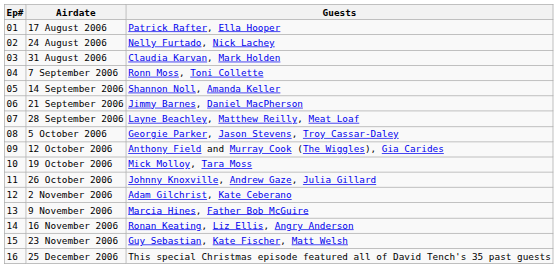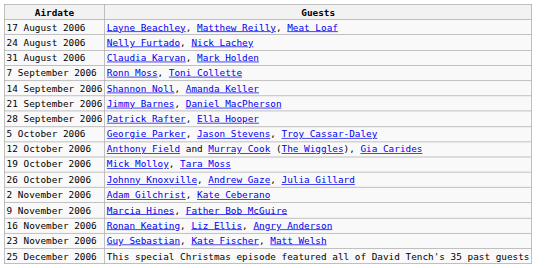- column: (15, 12)
(204, 27) Patrick Rafter, Ella Hooper -> (222, 27) Layne Beachley, Matthew Reilly, Meat Loaf
(244, 119) Layne Beachley, Matthew Reilly, Meat Loaf -> (183, 119) Patrick Rafter, Ella Hooper
